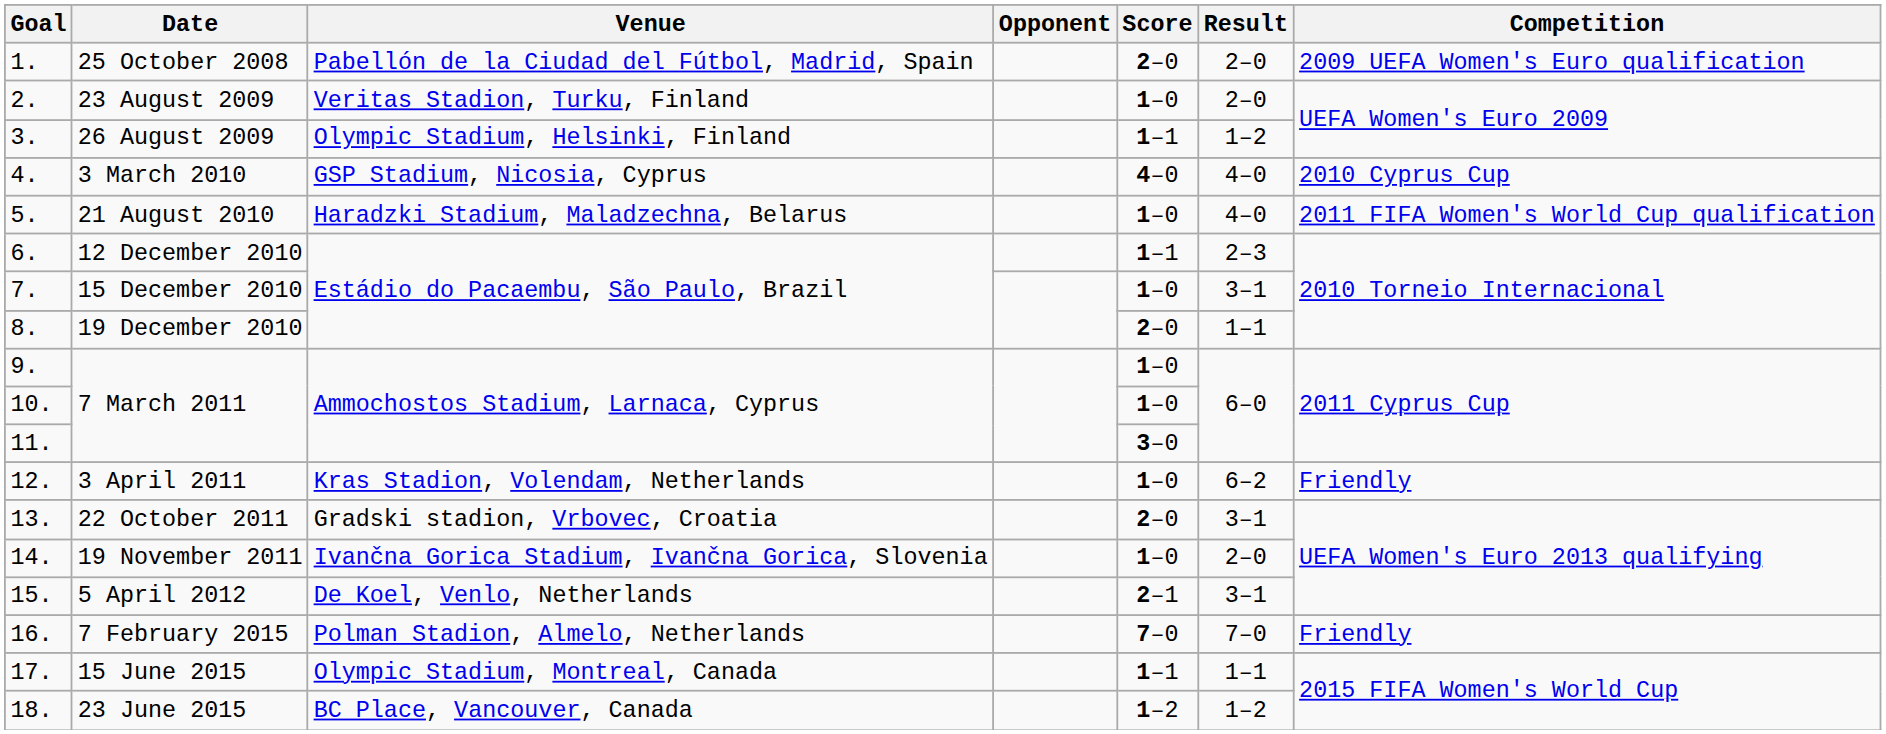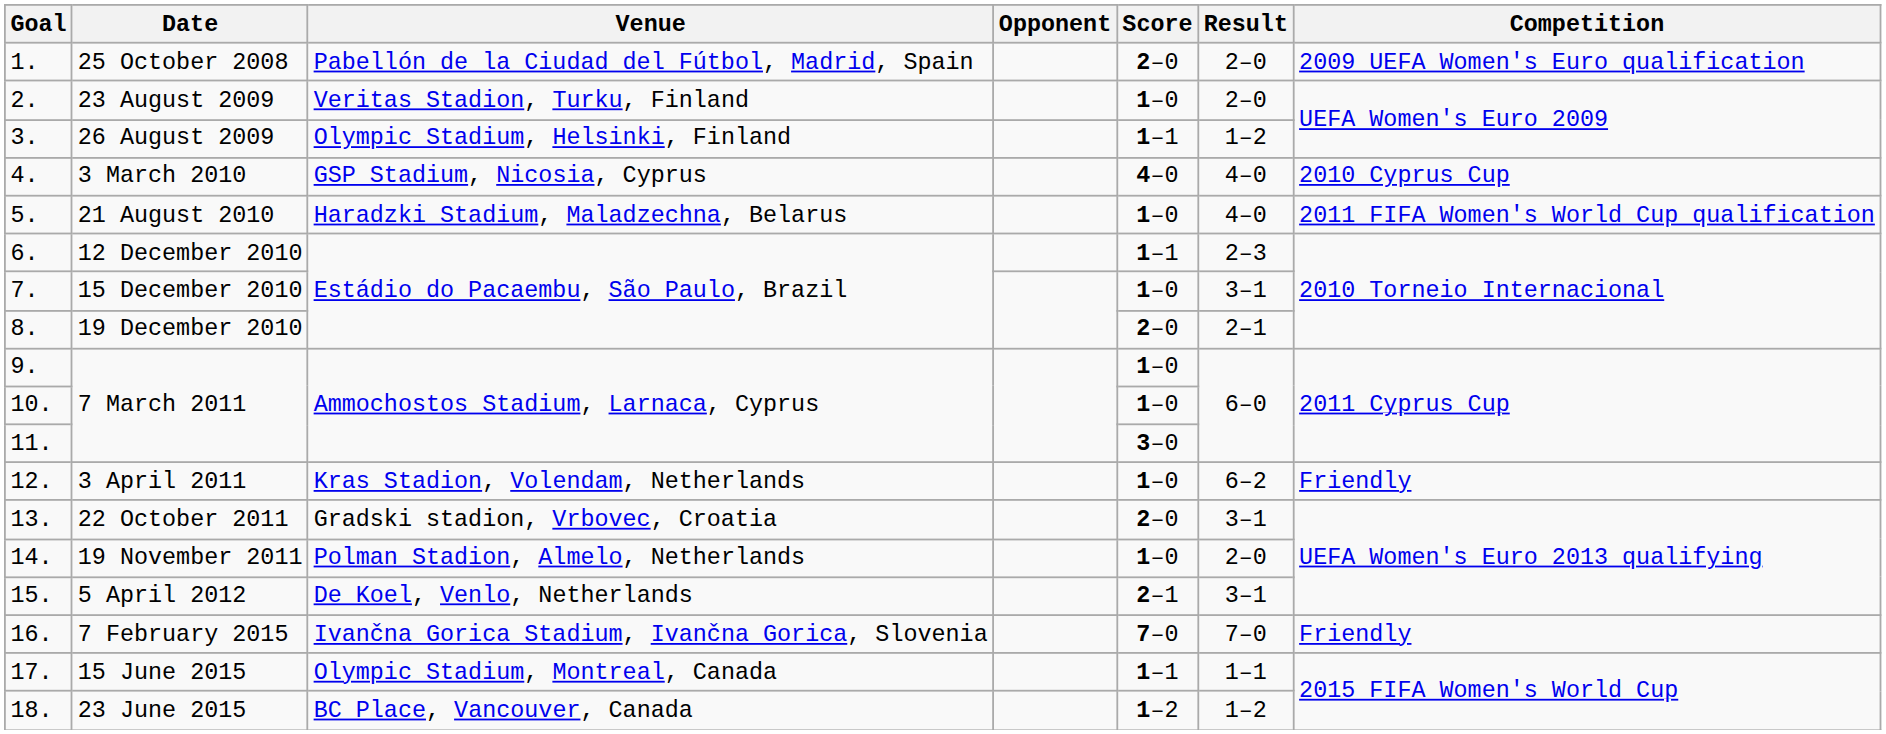(1246, 329) 1–1 -> (1246, 329) 2–1
(651, 558) Ivančna Gorica Stadium, Ivančna Gorica, Slovenia -> (559, 558) Polman Stadion, Almelo, Netherlands
(559, 634) Polman Stadion, Almelo, Netherlands -> (651, 634) Ivančna Gorica Stadium, Ivančna Gorica, Slovenia
